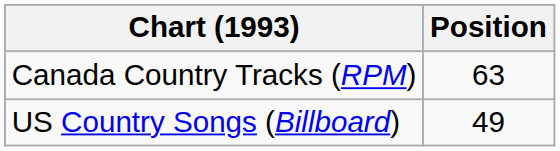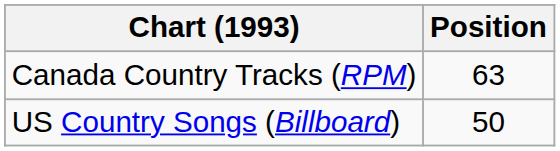(488, 121) 49 -> (488, 121) 50
